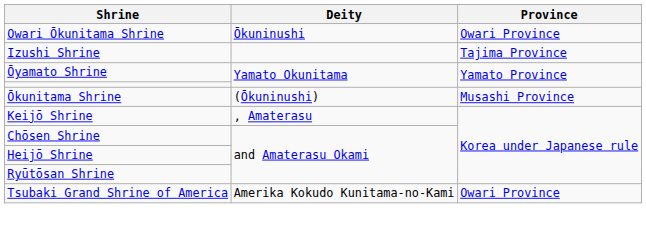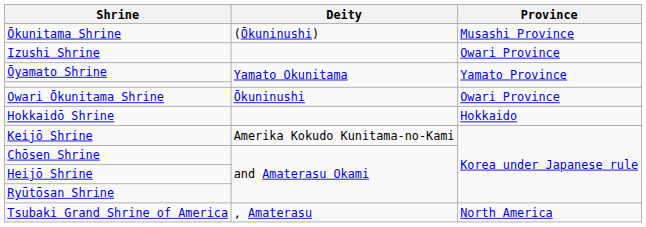rows swapped: (86, 33) <-> (64, 97)
(514, 53) Tajima Province -> (510, 53) Owari Province
+ row: (61, 116)
(273, 116) , Amaterasu -> (344, 135) Amerika Kokudo Kunitama-no-Kami
(344, 193) Amerika Kokudo Kunitama-no-Kami -> (273, 213) , Amaterasu
(510, 193) Owari Province -> (506, 213) North America
